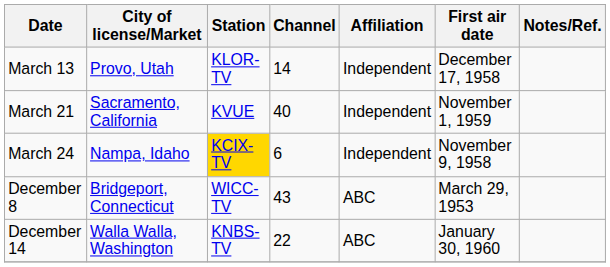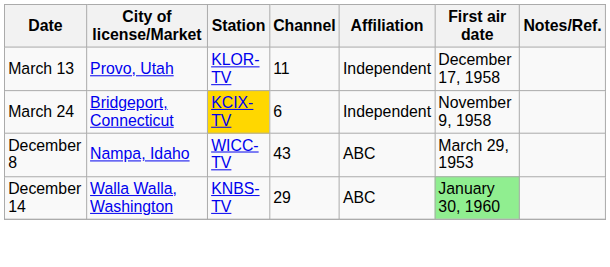(282, 68) 14 -> (281, 68) 11
- row: (41, 111)
(140, 154) Nampa, Idaho -> (132, 111) Bridgeport, Connecticut
(132, 197) Bridgeport, Connecticut -> (140, 154) Nampa, Idaho
(282, 240) 22 -> (282, 197) 29
(469, 240) no background -> (469, 197) lightgreen background
